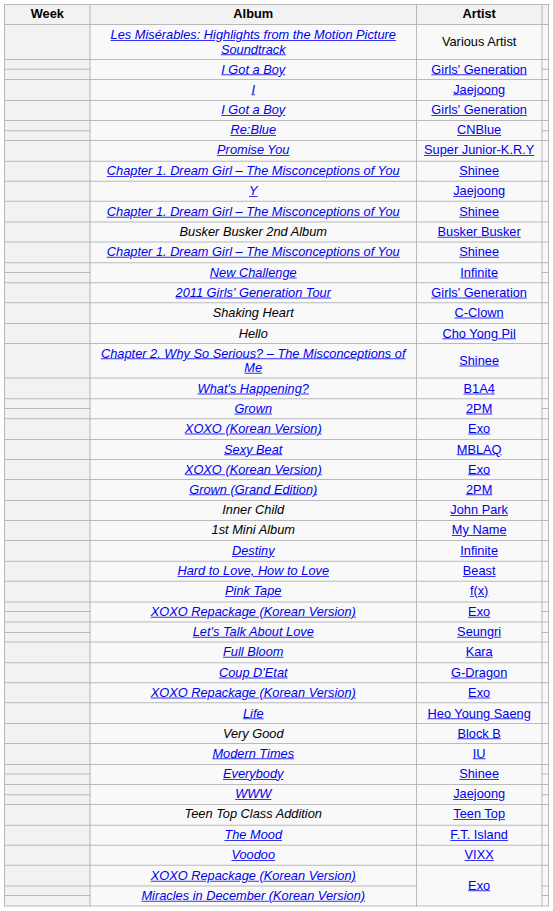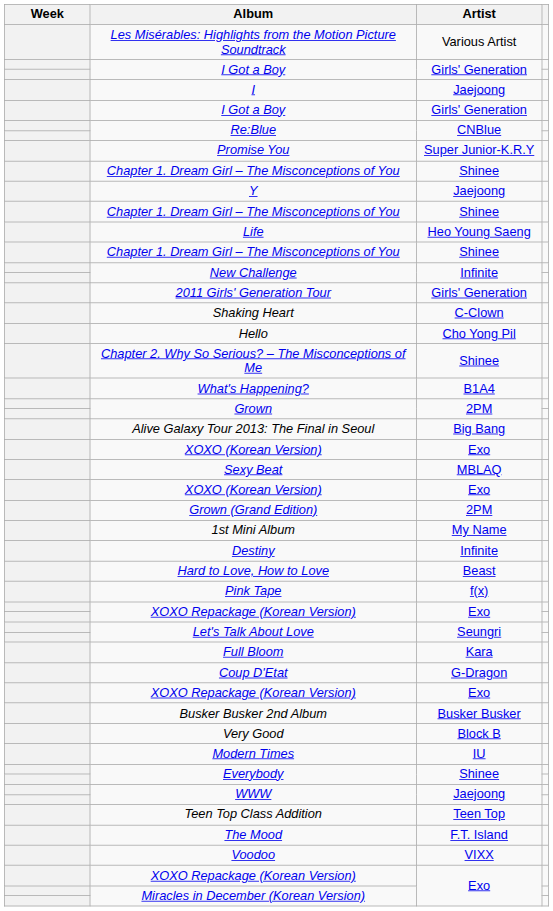rows swapped: (253, 713) <-> (253, 232)
+ row: (253, 429)
- row: (253, 510)
